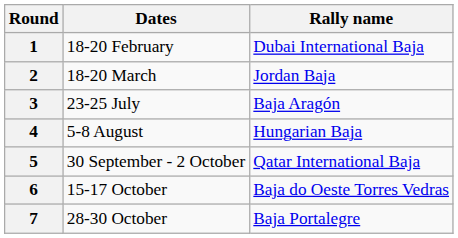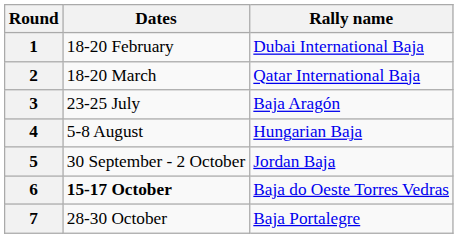(294, 75) Jordan Baja -> (337, 75) Qatar International Baja
(337, 160) Qatar International Baja -> (294, 160) Jordan Baja
(117, 189) normal -> (119, 189) bold
